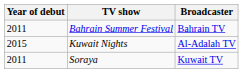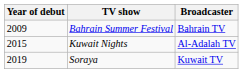(17, 28) 2011 -> (17, 28) 2009
(17, 60) 2011 -> (17, 60) 2019
